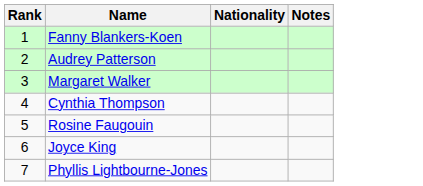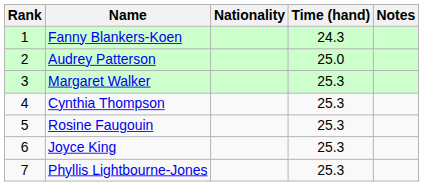+ column: (331, 15)
